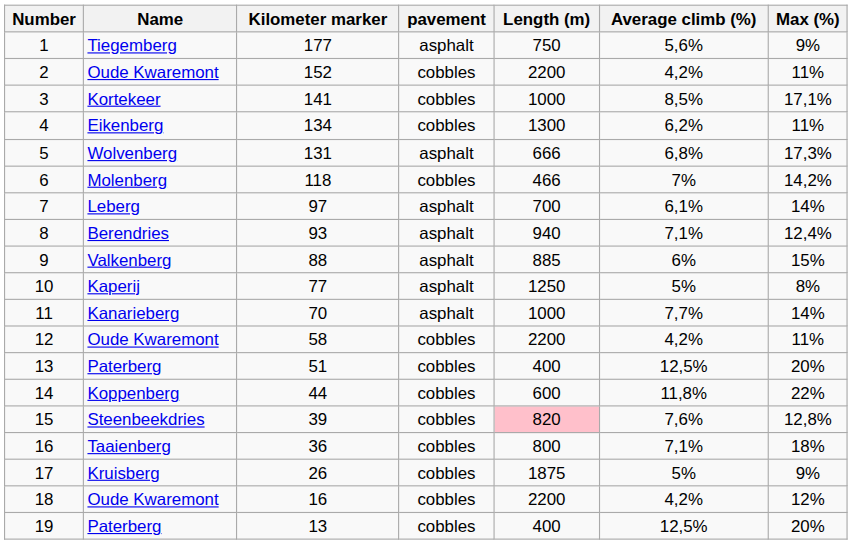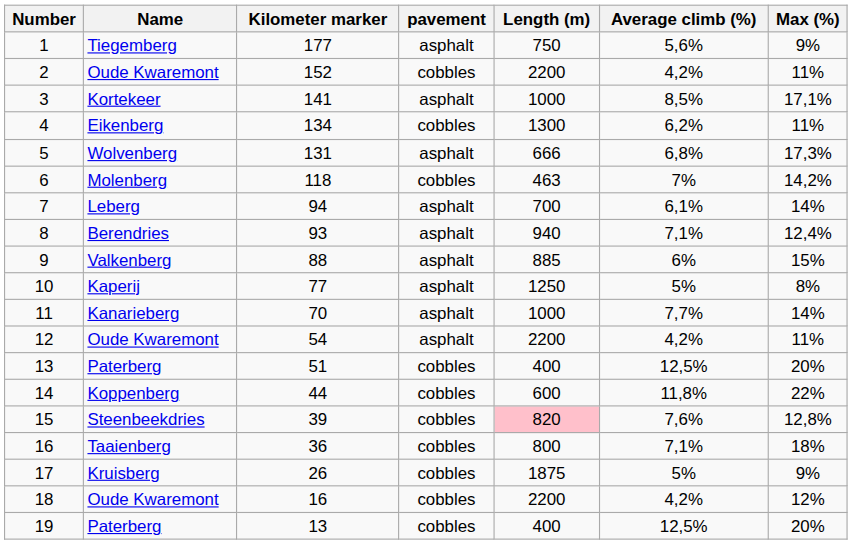(446, 99) cobbles -> (446, 99) asphalt
(547, 179) 466 -> (547, 179) 463
(318, 206) 97 -> (318, 206) 94
(318, 339) 58 -> (318, 339) 54
(446, 339) cobbles -> (446, 339) asphalt
